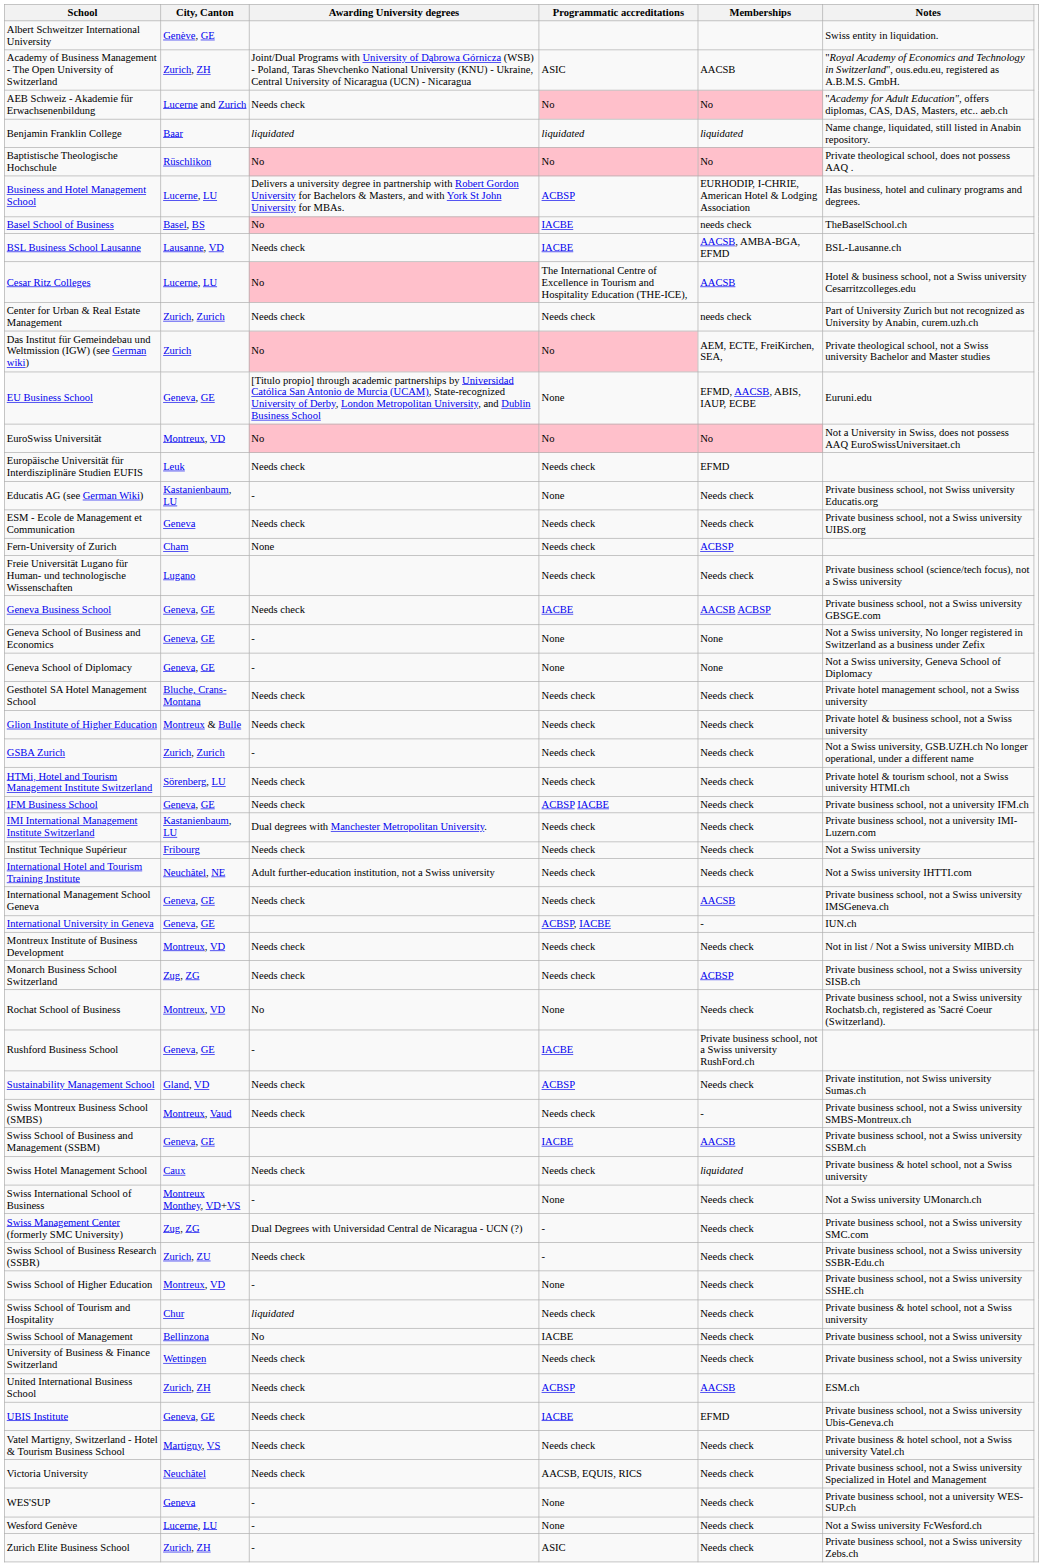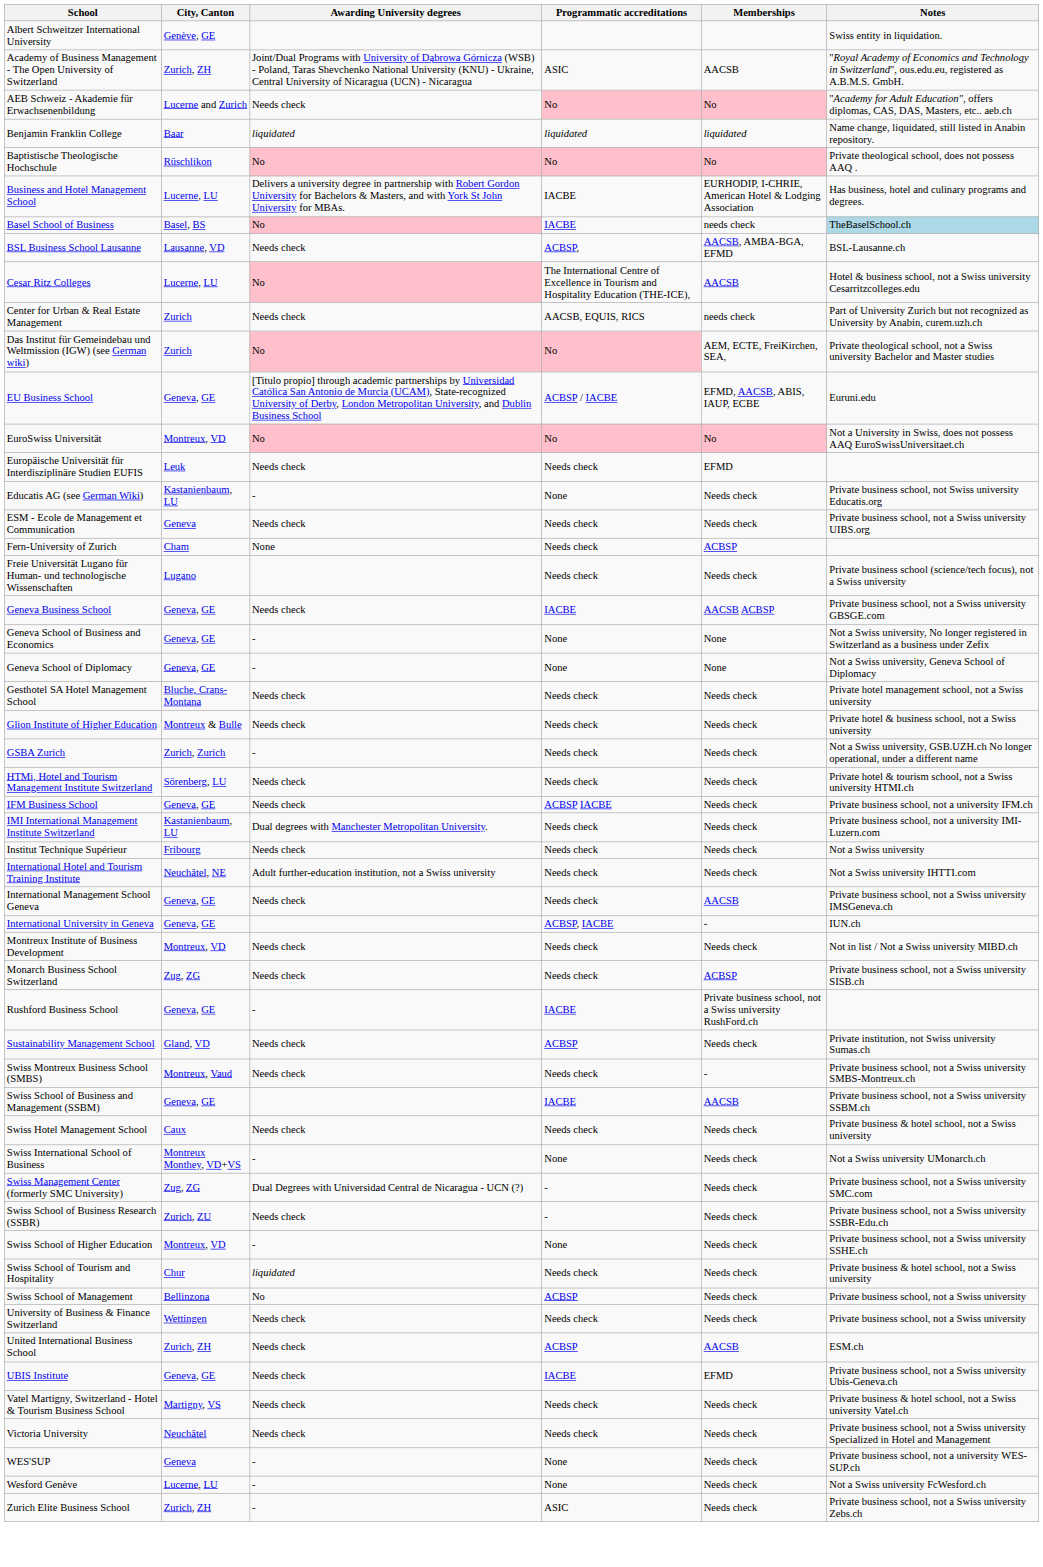(558, 196) ACBSP -> (560, 196) IACBE
(866, 225) no background -> (870, 225) lightblue background
(557, 247) IACBE -> (562, 247) ACBSP,
(194, 316) Zurich, Zurich -> (178, 316) Zurich
(568, 316) Needs check -> (594, 316) AACSB, EQUIS, RICS
(553, 397) None -> (581, 397) ACBSP / IACBE
- row: (64, 1009)
(722, 1170) liquidated -> (730, 1130) Needs check
(557, 1336) IACBE -> (561, 1296) ACBSP
(592, 1473) AACSB, EQUIS, RICS -> (571, 1433) Needs check
